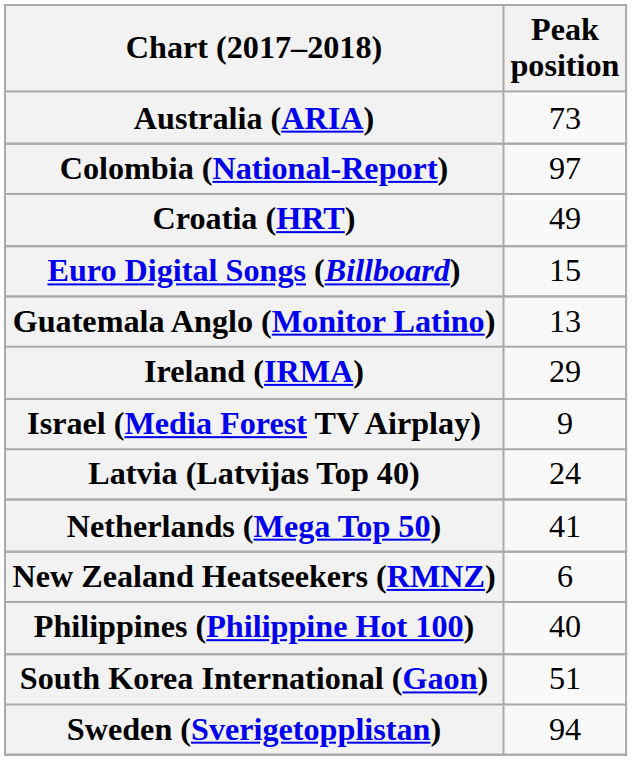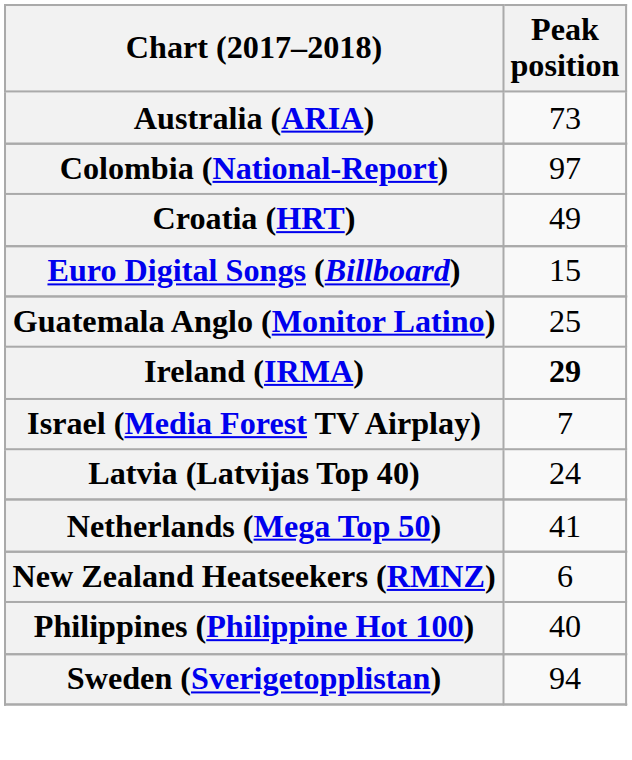(565, 321) 13 -> (565, 321) 25
(565, 372) normal -> (565, 372) bold
(565, 423) 9 -> (565, 423) 7
- row: (254, 678)
